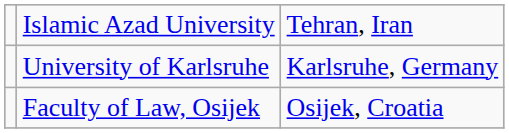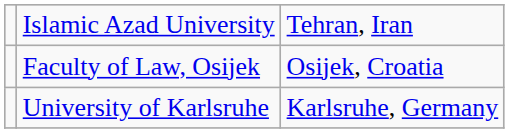rows swapped: (141, 107) <-> (146, 66)
